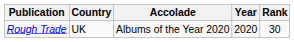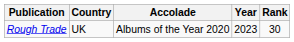(246, 29) 2020 -> (246, 29) 2023
